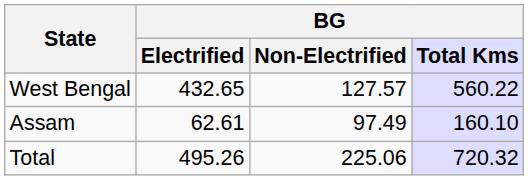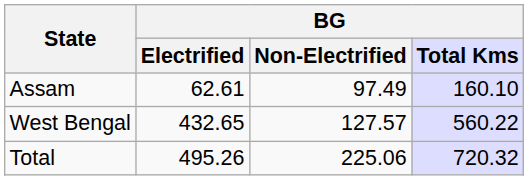rows swapped: (42, 123) <-> (70, 89)
